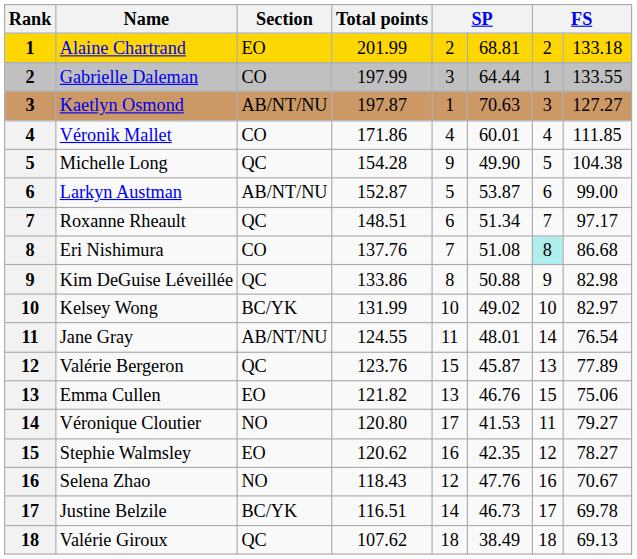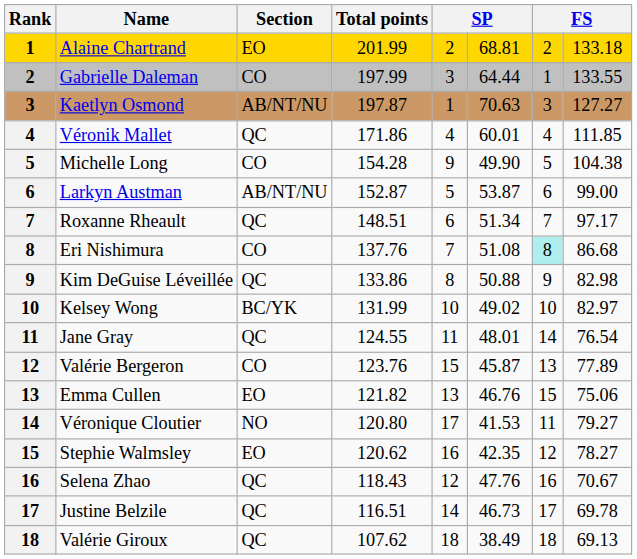(254, 134) CO -> (254, 134) QC
(254, 163) QC -> (254, 163) CO
(284, 337) AB/NT/NU -> (254, 337) QC
(254, 366) QC -> (254, 366) CO
(255, 481) NO -> (254, 481) QC
(269, 510) BC/YK -> (254, 510) QC
